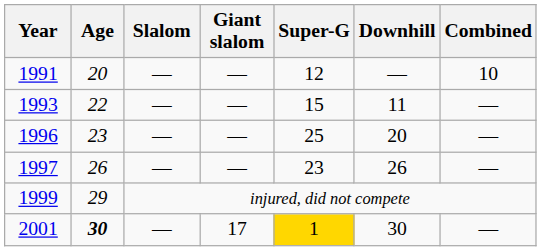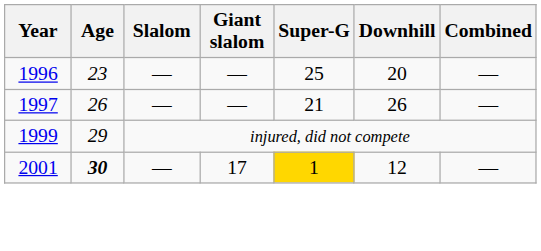- row: (38, 73)
- row: (38, 104)
(314, 167) 23 -> (314, 104) 21
(397, 229) 30 -> (397, 167) 12
